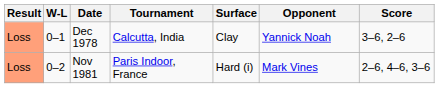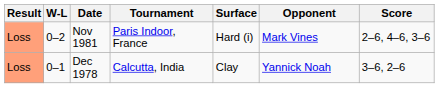rows swapped: (85, 37) <-> (85, 67)
